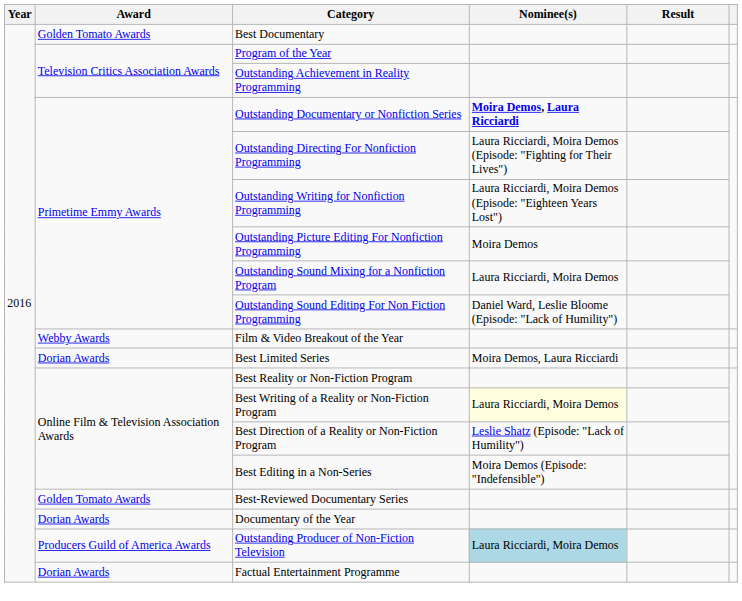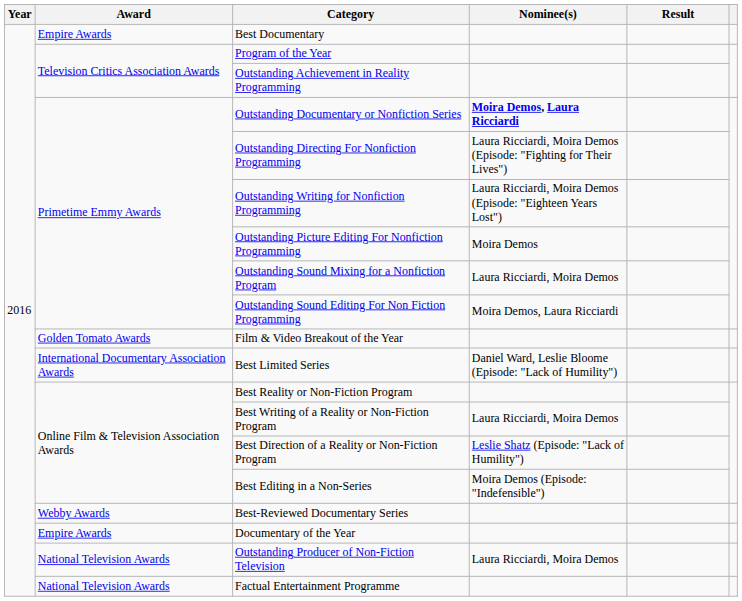(94, 34) Golden Tomato Awards -> (75, 34) Empire Awards
(545, 312) Daniel Ward, Leslie Bloome (Episode: "Lack of Humility") -> (545, 312) Moira Demos, Laura Ricciardi
(74, 338) Webby Awards -> (94, 338) Golden Tomato Awards
(74, 358) Dorian Awards -> (132, 365) International Documentary Association Awards
(545, 358) Moira Demos, Laura Ricciardi -> (545, 365) Daniel Ward, Leslie Bloome (Episode: "Lack of Humility")
(545, 405) lightyellow background -> (545, 419) no background
(94, 499) Golden Tomato Awards -> (74, 513) Webby Awards
(74, 519) Dorian Awards -> (75, 533) Empire Awards
(124, 545) Producers Guild of America Awards -> (104, 560) National Television Awards
(545, 545) lightblue background -> (545, 560) no background
(74, 572) Dorian Awards -> (104, 586) National Television Awards
